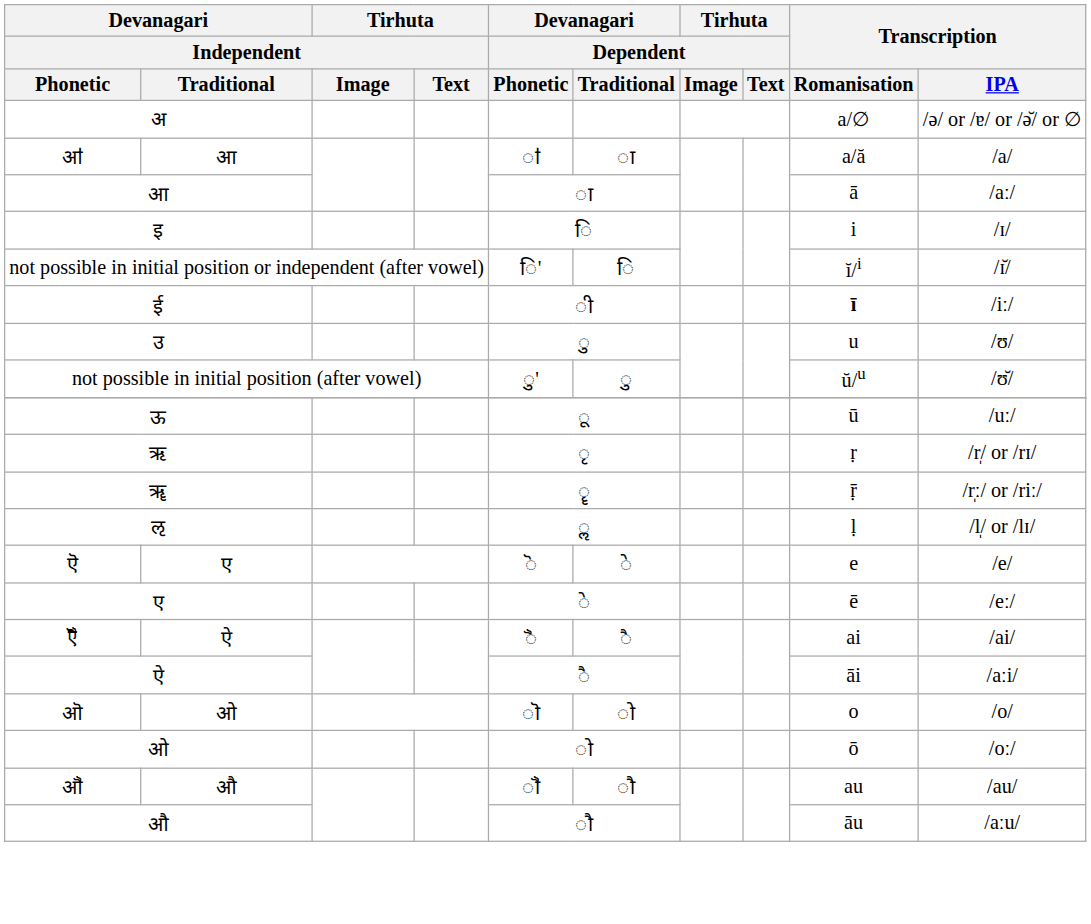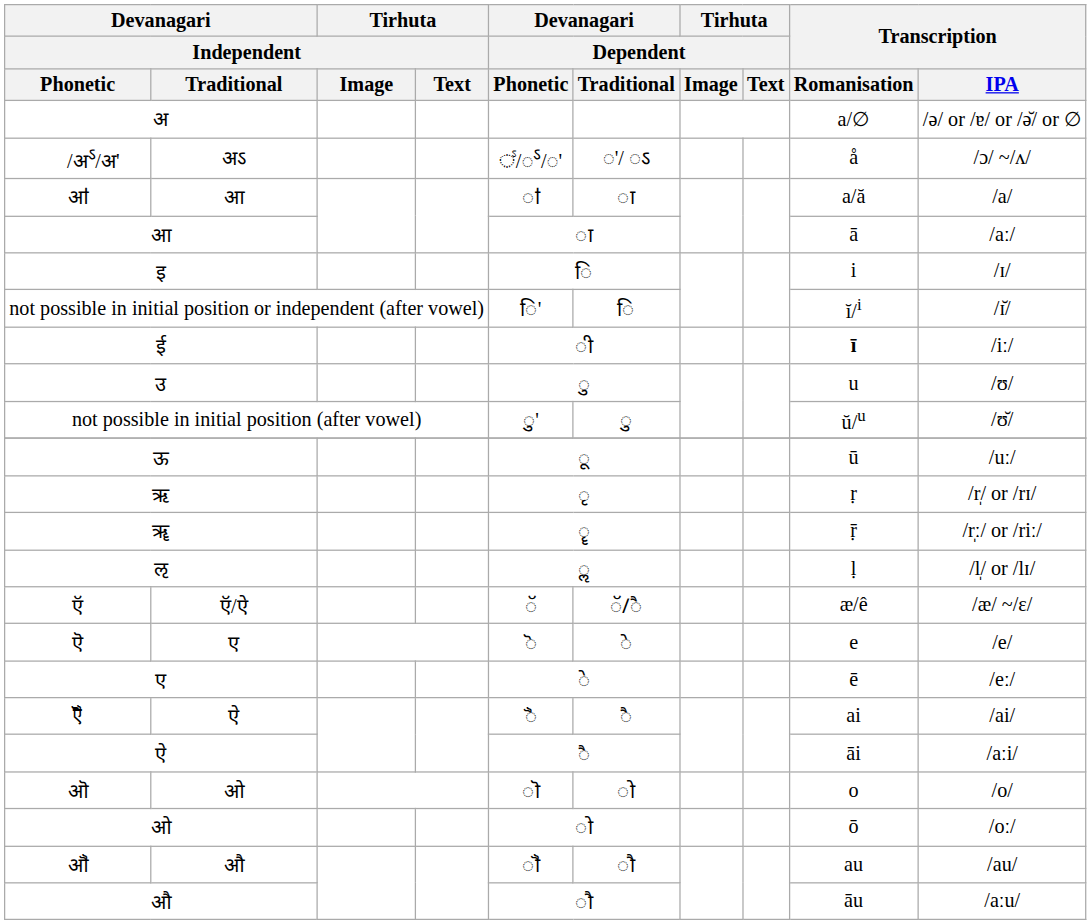+ row: (78, 158)
+ row: (78, 606)
